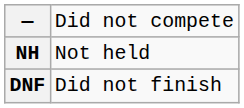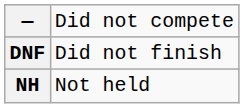rows swapped: (27, 86) <-> (27, 53)
